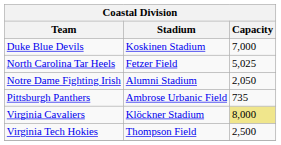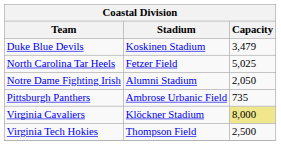(244, 47) 7,000 -> (244, 47) 3,479
